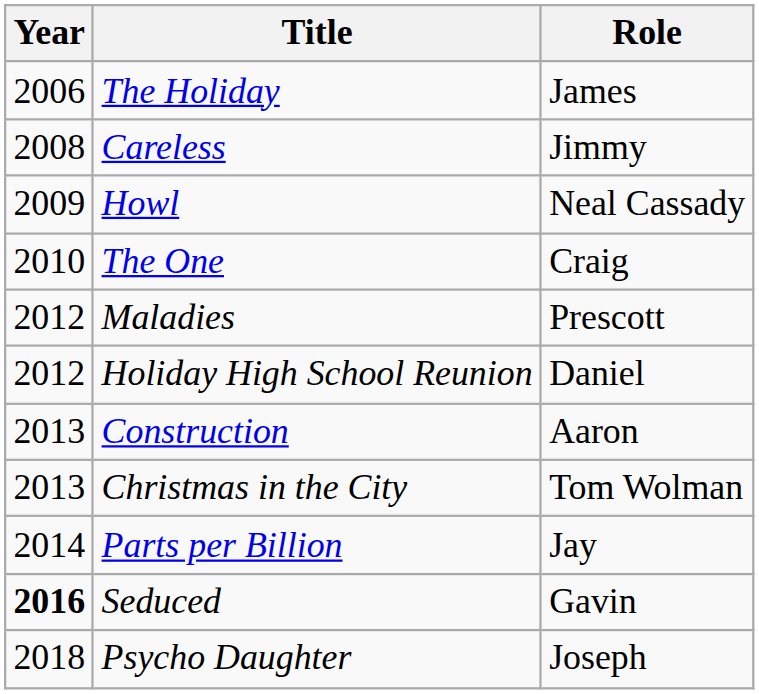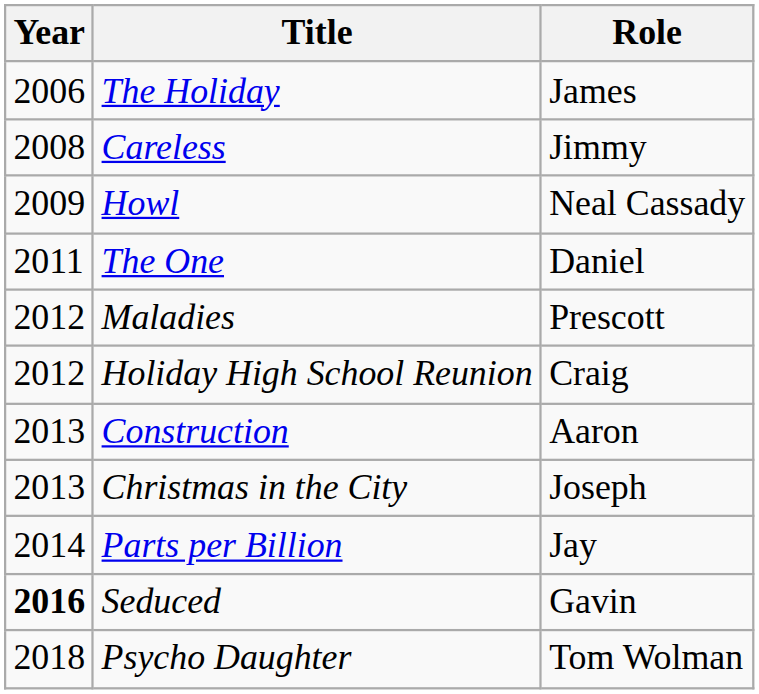(49, 260) 2010 -> (49, 260) 2011
(589, 260) Craig -> (597, 260) Daniel
(597, 373) Daniel -> (589, 373) Craig
(646, 487) Tom Wolman -> (598, 487) Joseph
(598, 658) Joseph -> (646, 658) Tom Wolman
